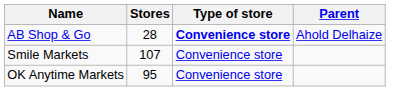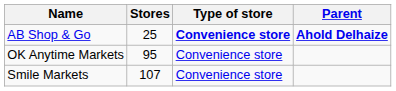(150, 34) 28 -> (150, 34) 25
(339, 34) normal -> (342, 34) bold
rows swapped: (66, 75) <-> (48, 55)
